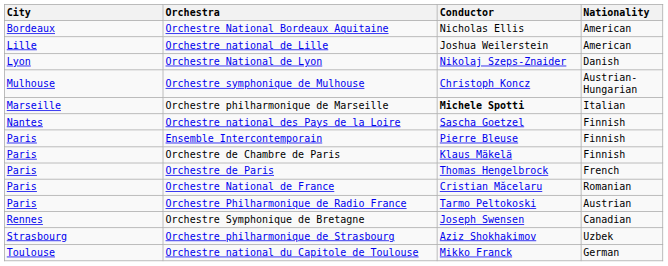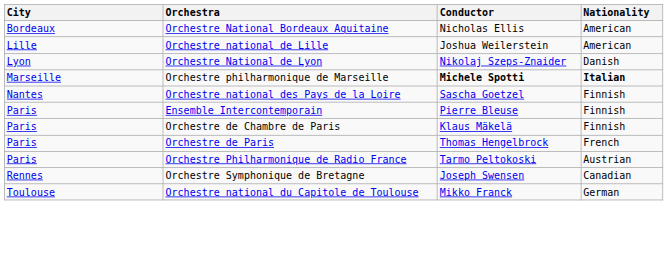- row: (265, 84)
(604, 106) normal -> (604, 78) bold
- row: (250, 187)
- row: (280, 236)
